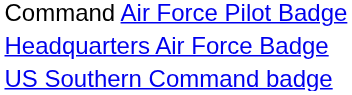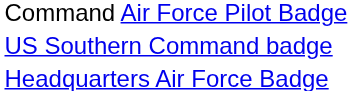rows swapped: (167, 45) <-> (169, 78)
